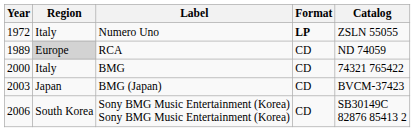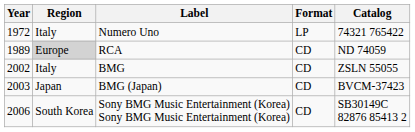(303, 31) bold -> (302, 31) normal
(368, 31) ZSLN 55055 -> (371, 31) 74321 765422
(19, 68) 2000 -> (19, 68) 2002
(371, 68) 74321 765422 -> (368, 68) ZSLN 55055
